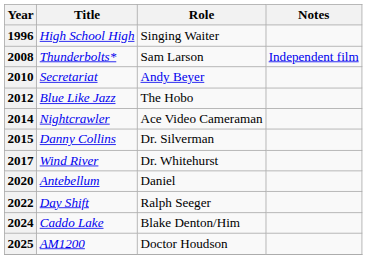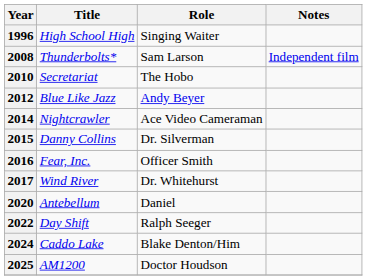(172, 77) Andy Beyer -> (167, 77) The Hobo
(167, 98) The Hobo -> (172, 98) Andy Beyer
+ row: (21, 160)
